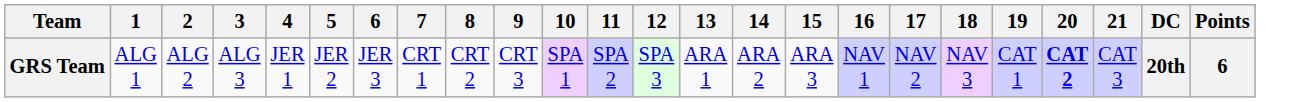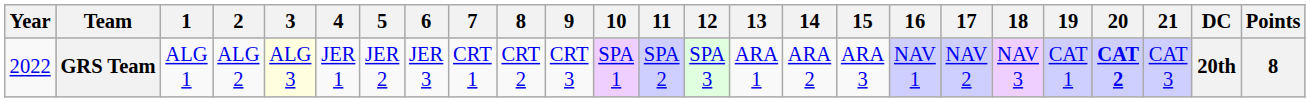+ column: (30, 21)
(240, 66) no background -> (290, 66) lightyellow background
(1222, 66) 6 -> (1273, 66) 8
